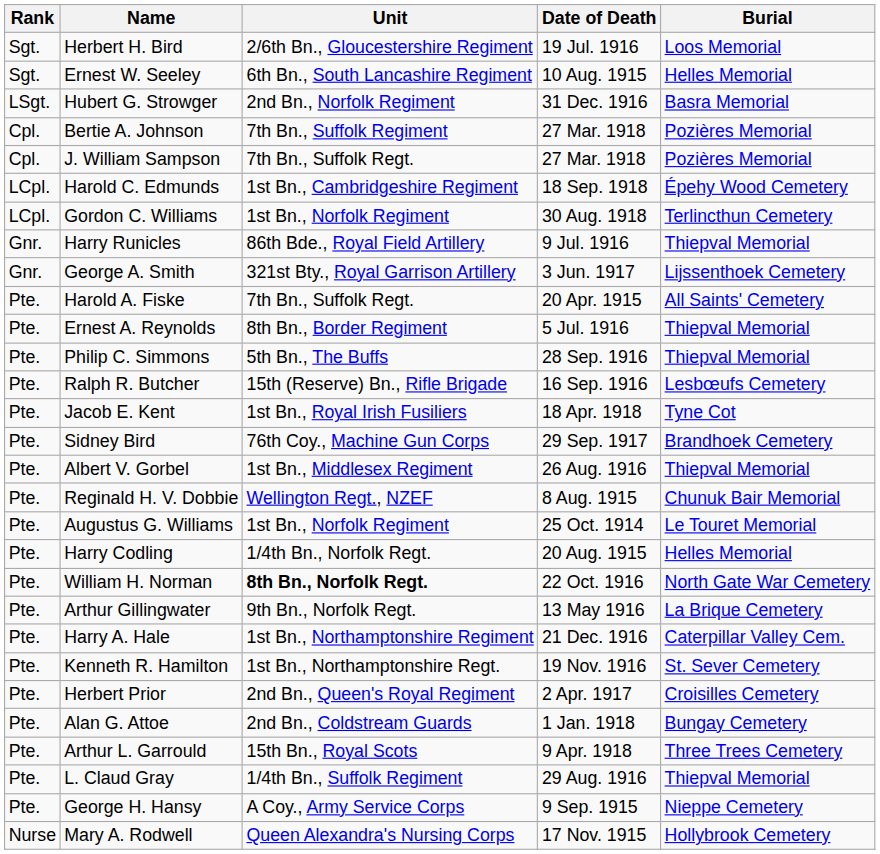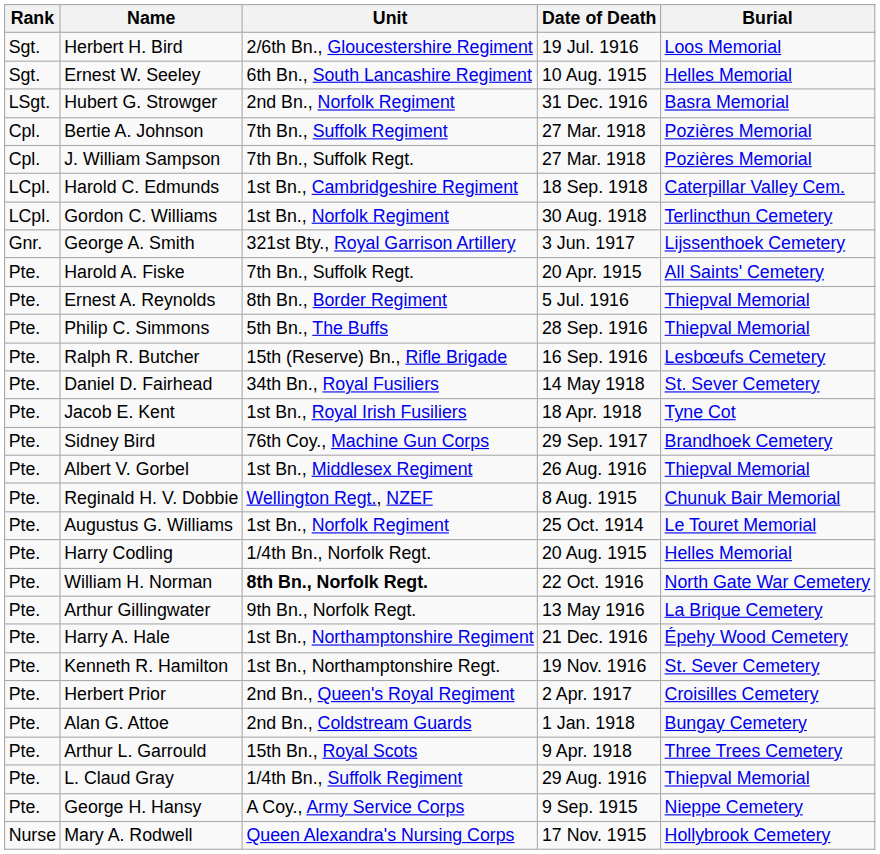(756, 187) Épehy Wood Cemetery -> (755, 187) Caterpillar Valley Cem.
- row: (122, 243)
+ row: (138, 384)
(755, 638) Caterpillar Valley Cem. -> (756, 638) Épehy Wood Cemetery
